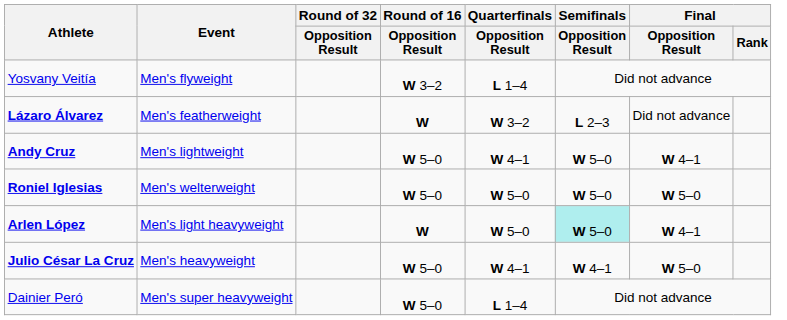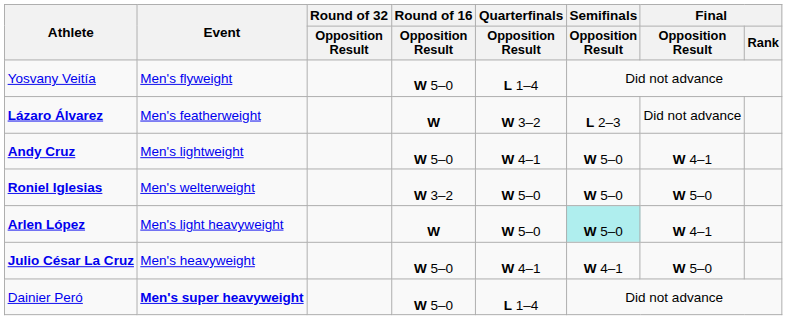(422, 86) W 3–2 -> (434, 86) W 5–0
(422, 196) W 5–0 -> (434, 196) W 3–2
(216, 297) normal -> (222, 297) bold
